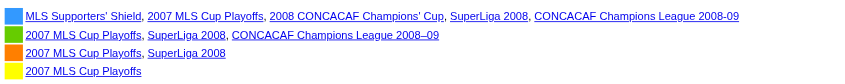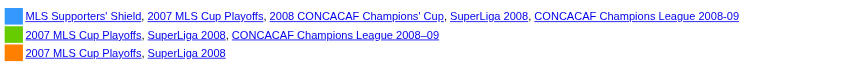- row: (83, 71)
